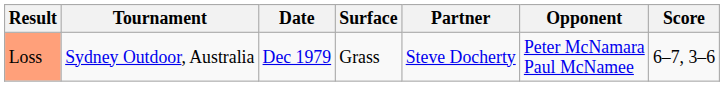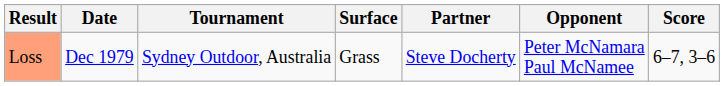columns swapped: (297, 18) <-> (160, 18)
